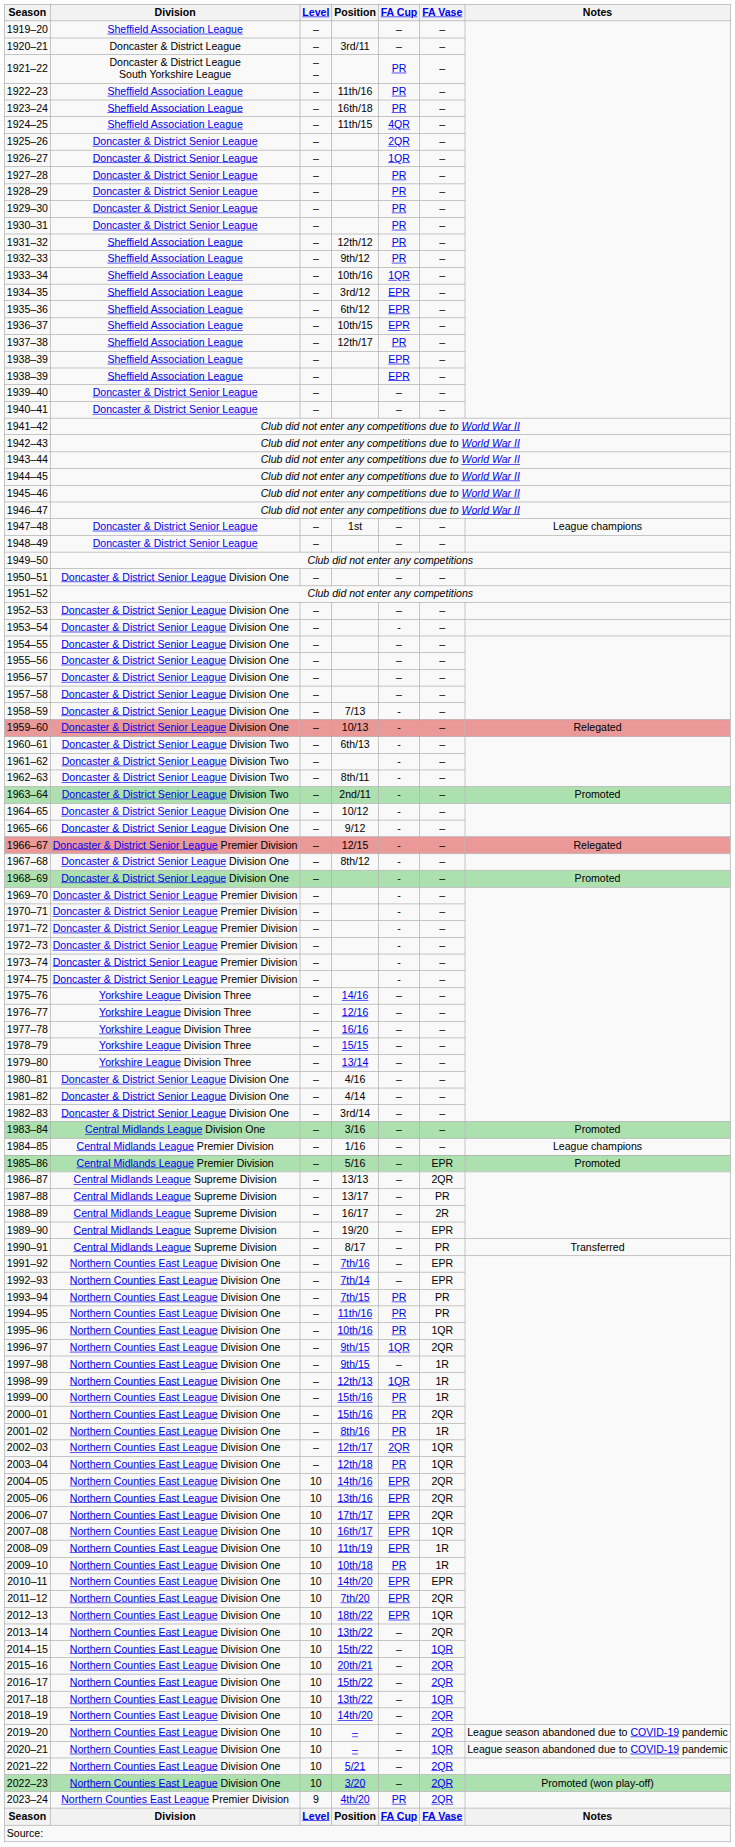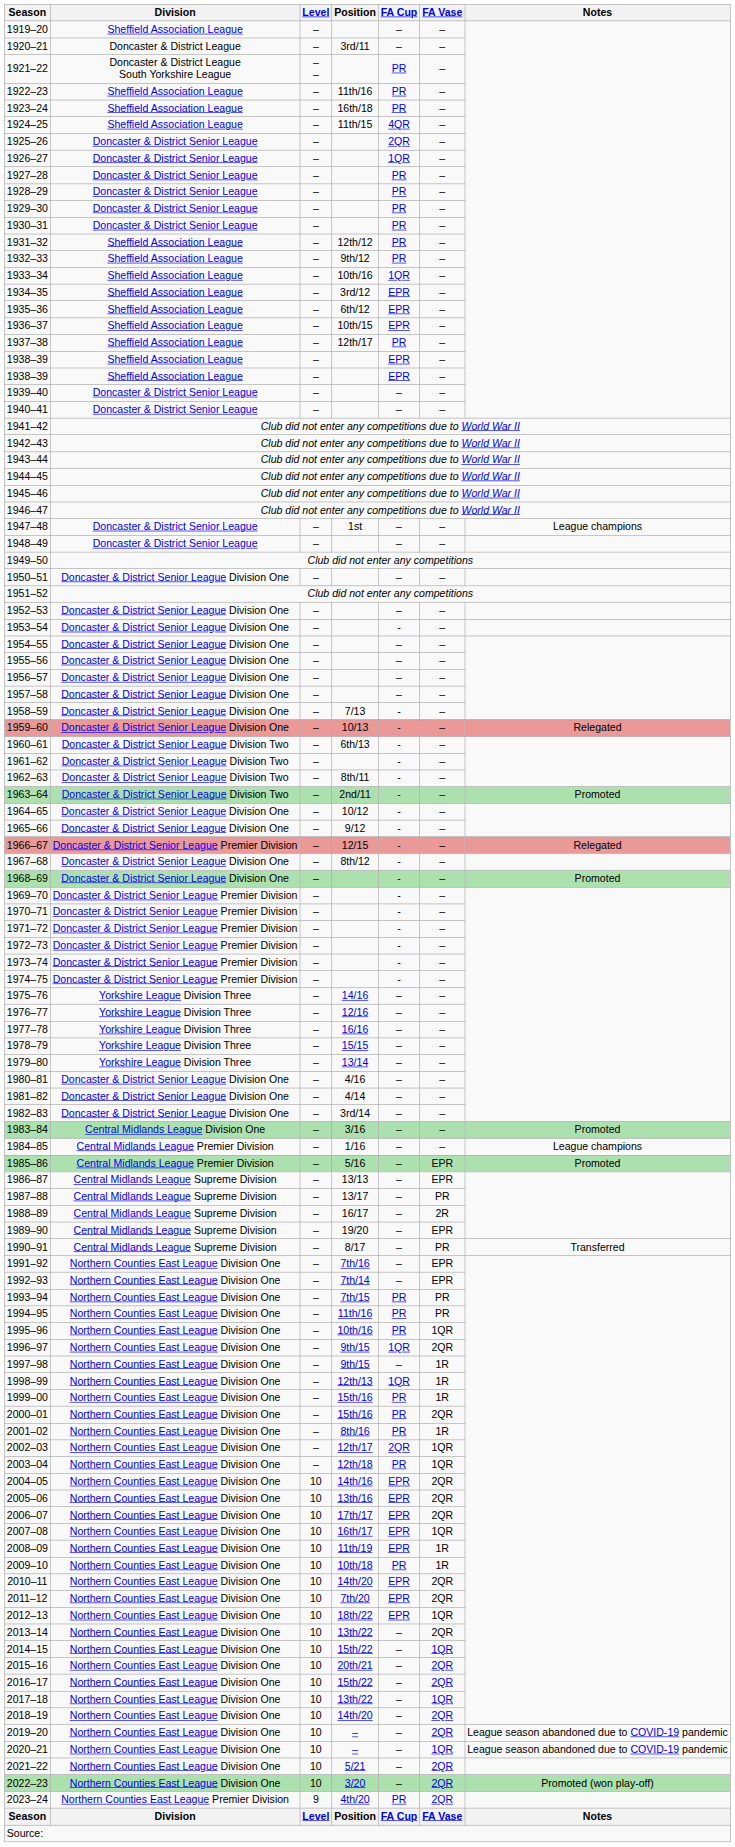(442, 1180) 2QR -> (442, 1180) EPR
(442, 1582) EPR -> (442, 1582) 2QR
